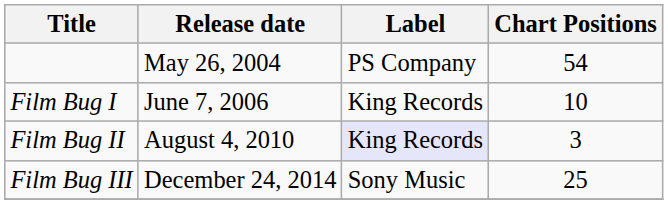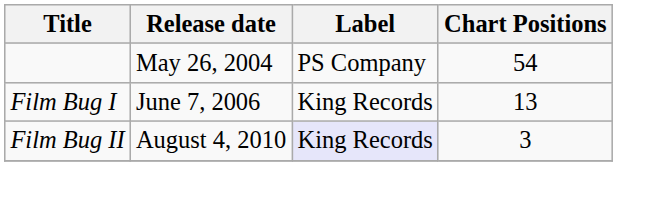(576, 101) 10 -> (525, 101) 13
- row: (72, 179)
